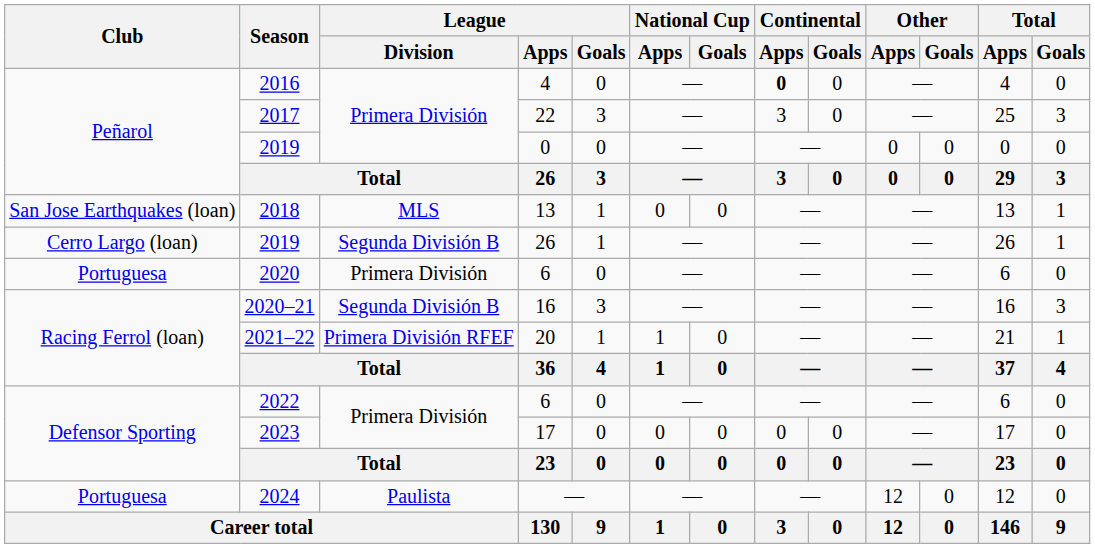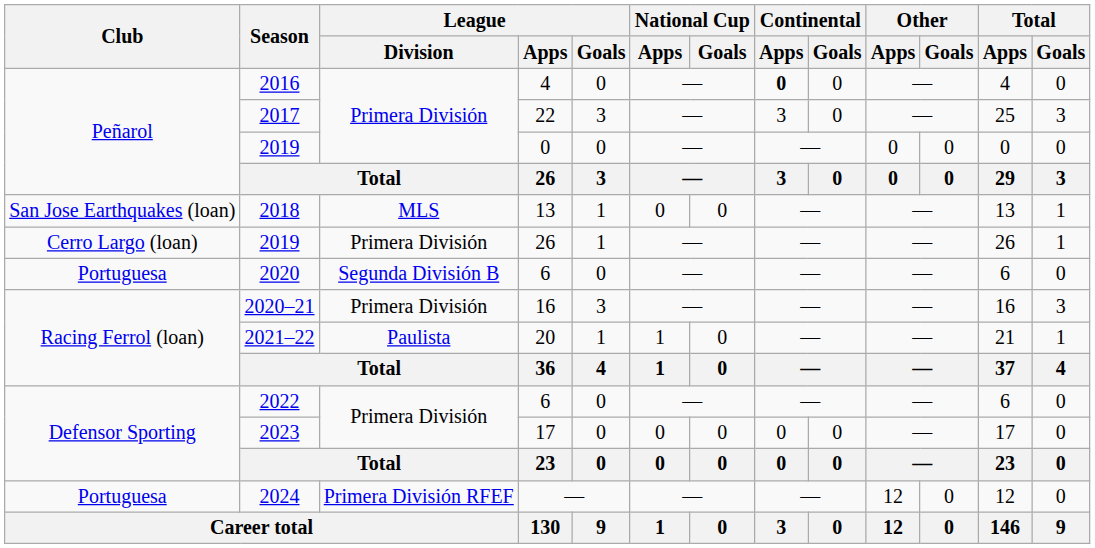(419, 242) Segunda División B -> (419, 242) Primera División
(419, 274) Primera División -> (419, 274) Segunda División B
(419, 305) Segunda División B -> (419, 305) Primera División
(419, 337) Primera División RFEF -> (419, 337) Paulista
(419, 496) Paulista -> (419, 496) Primera División RFEF
